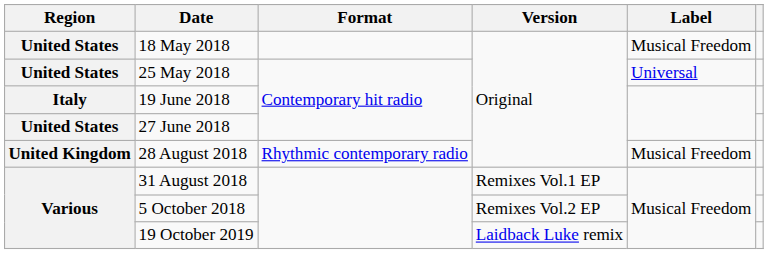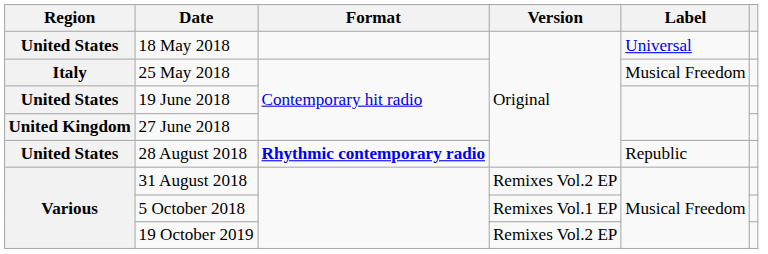(691, 45) Musical Freedom -> (659, 45) Universal
(70, 72) United States -> (70, 72) Italy
(664, 72) Universal -> (685, 72) Musical Freedom
(70, 99) Italy -> (70, 99) United States
(70, 126) United States -> (70, 126) United Kingdom
(70, 153) United Kingdom -> (70, 153) United States
(365, 153) normal -> (373, 153) bold
(691, 153) Musical Freedom -> (656, 153) Republic
(538, 180) Remixes Vol.1 EP -> (555, 180) Remixes Vol.2 EP
(538, 208) Remixes Vol.2 EP -> (555, 208) Remixes Vol.1 EP
(549, 235) Laidback Luke remix -> (555, 235) Remixes Vol.2 EP
